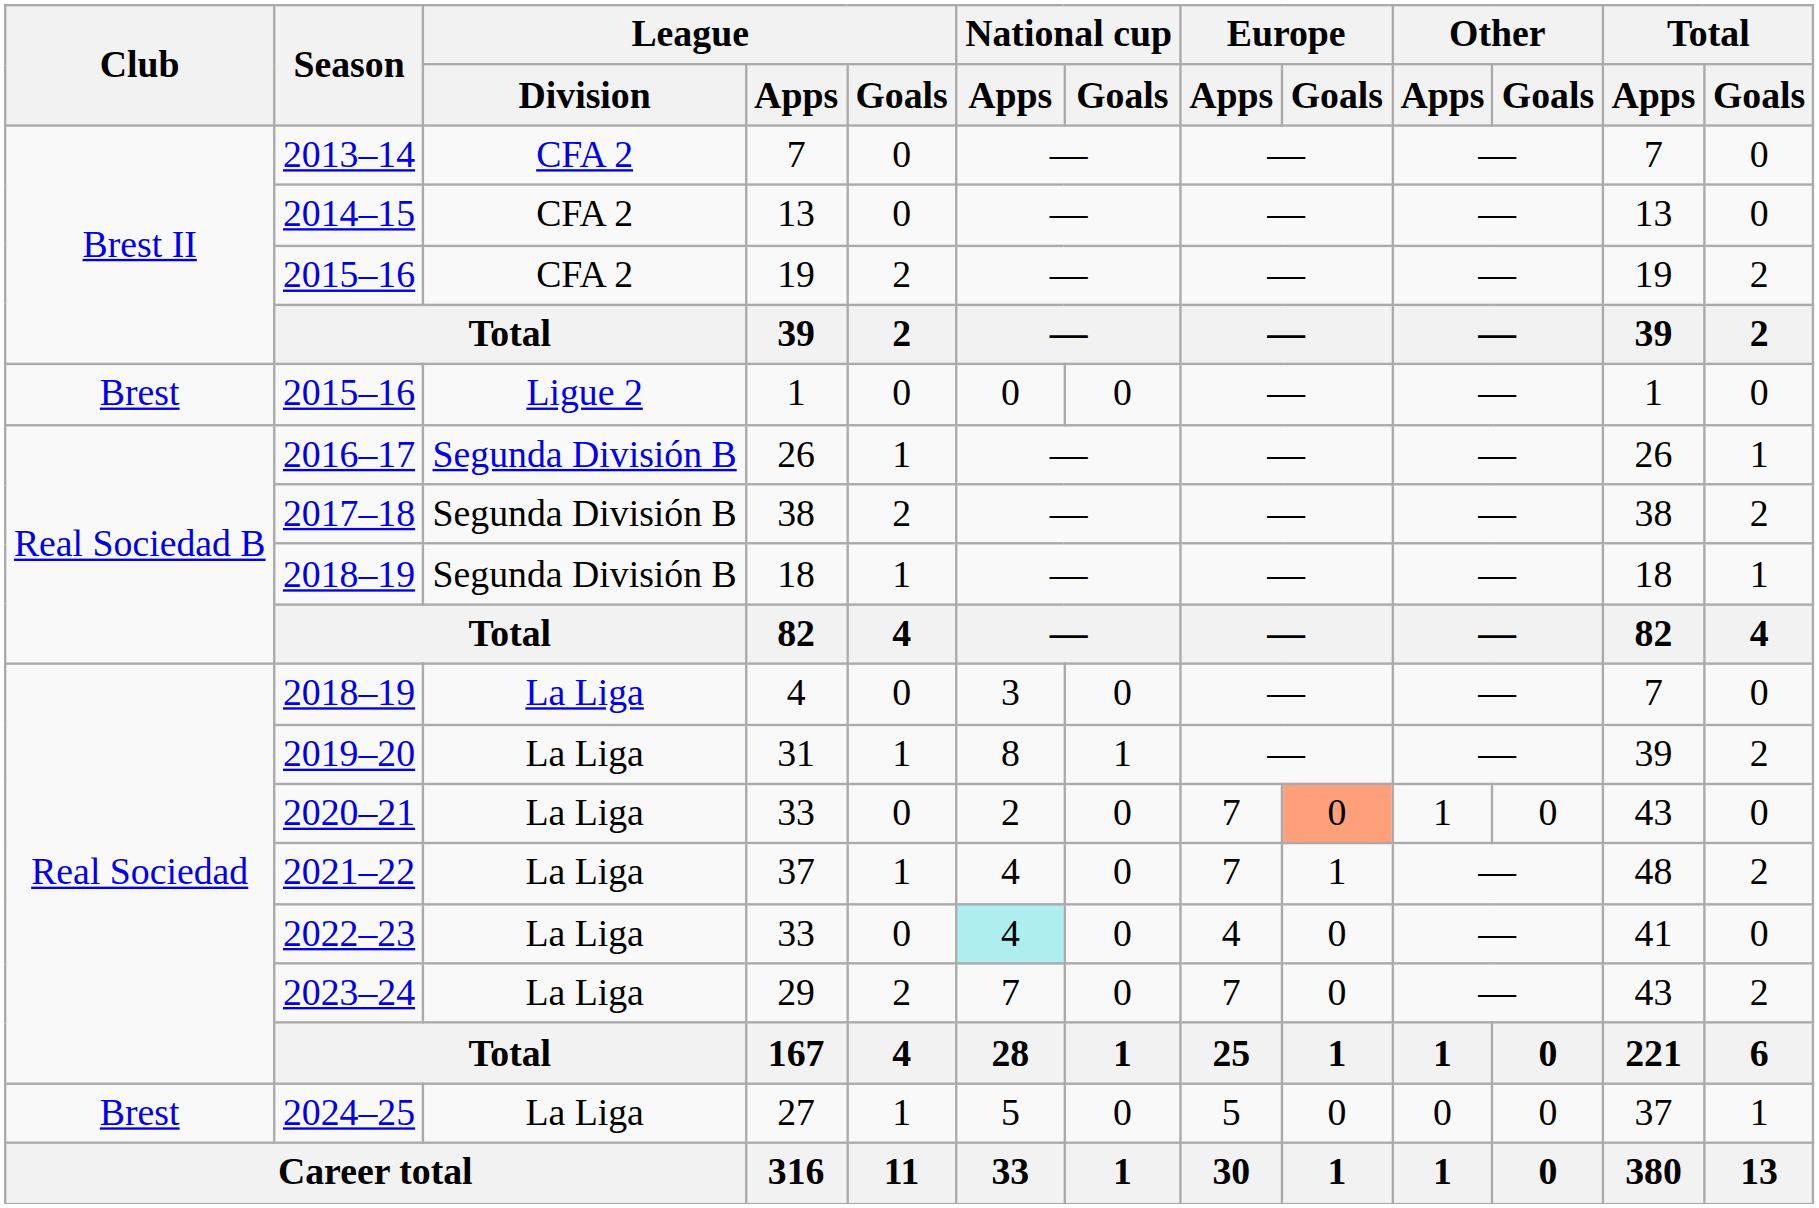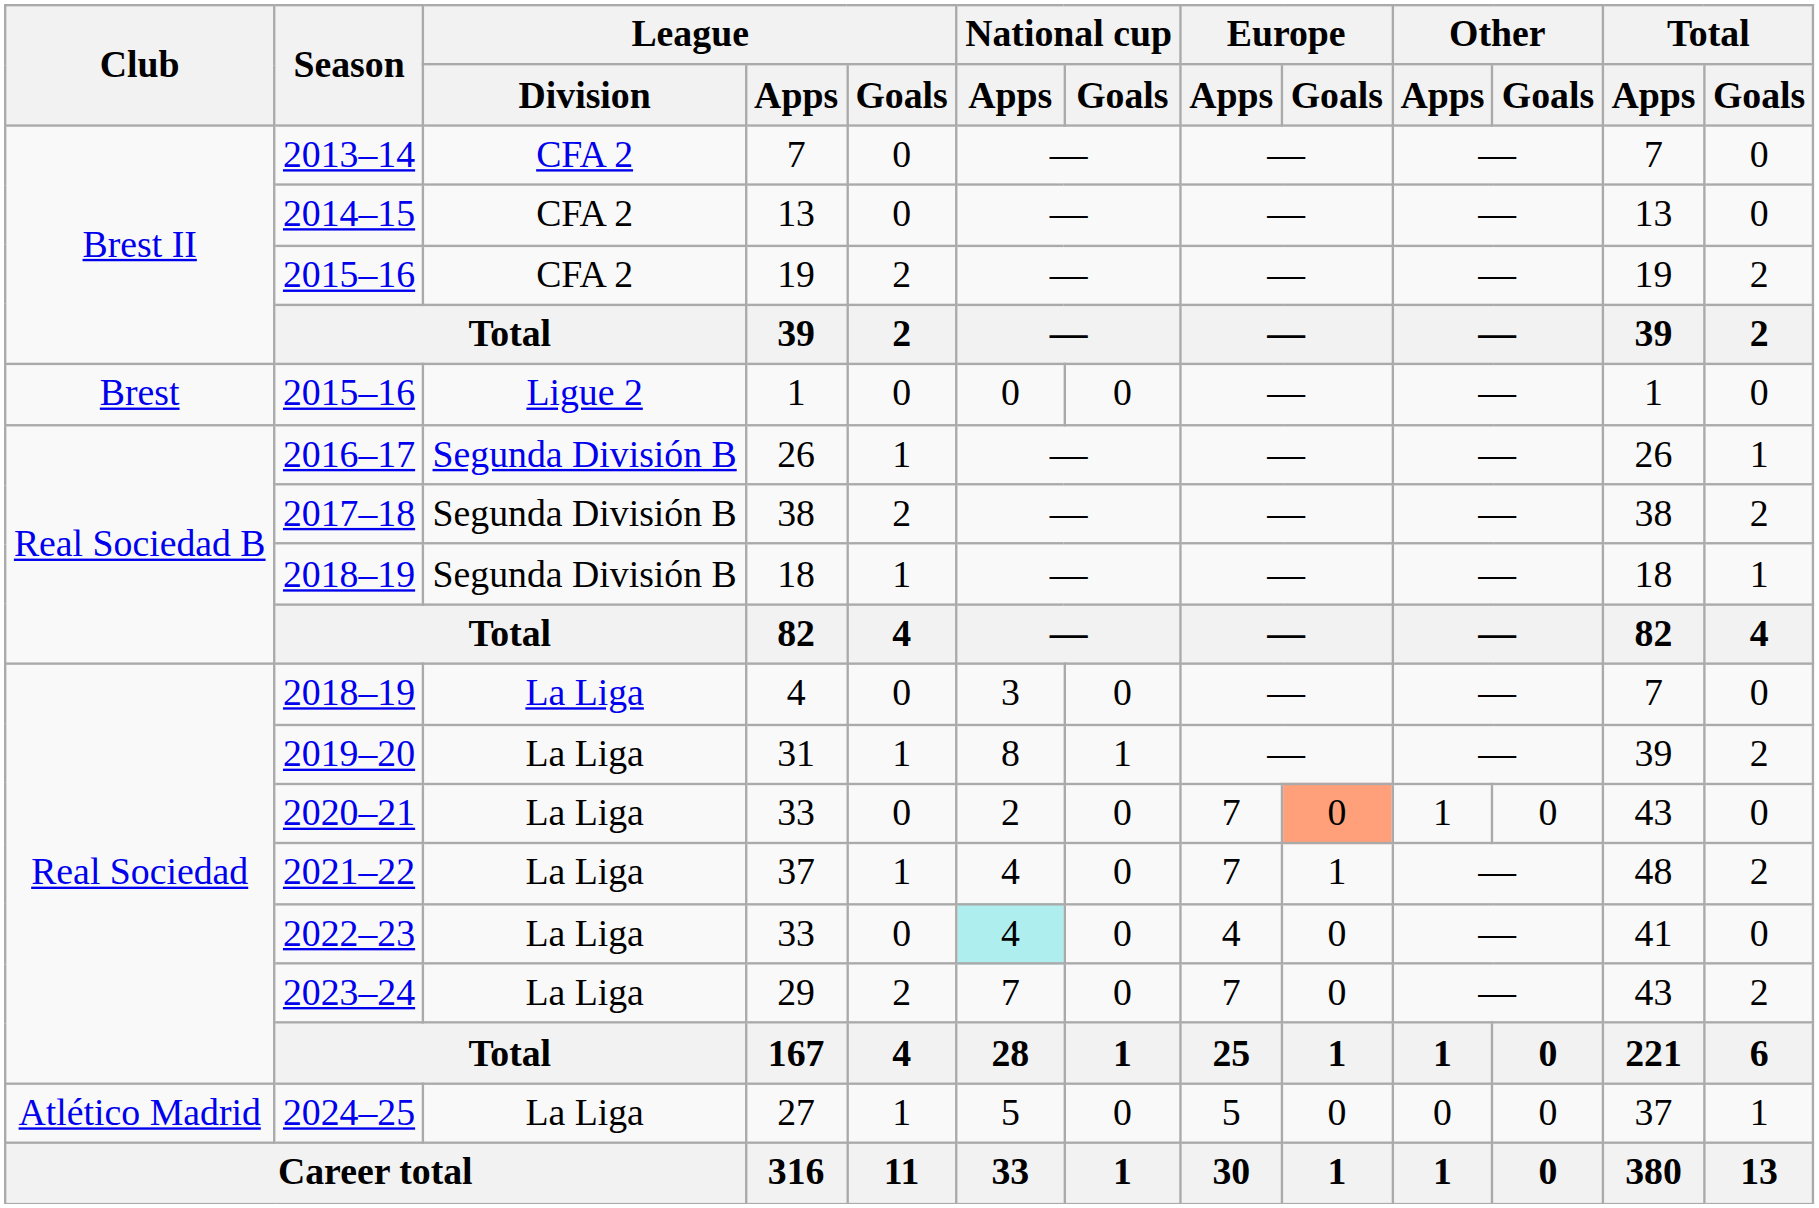(140, 1112) Brest -> (140, 1112) Atlético Madrid
